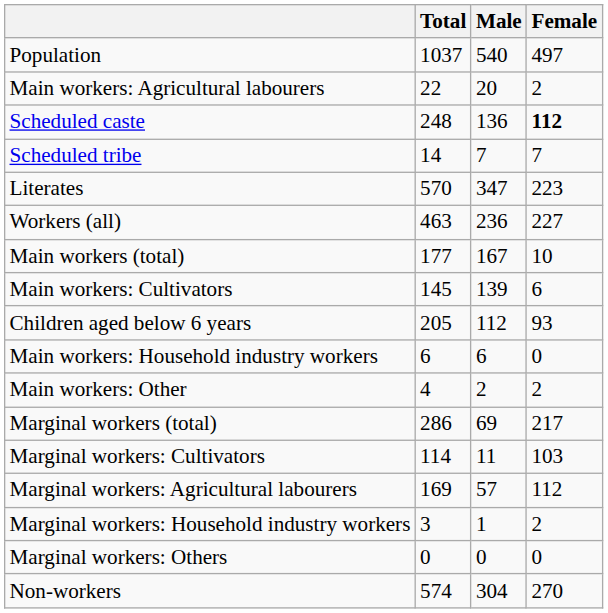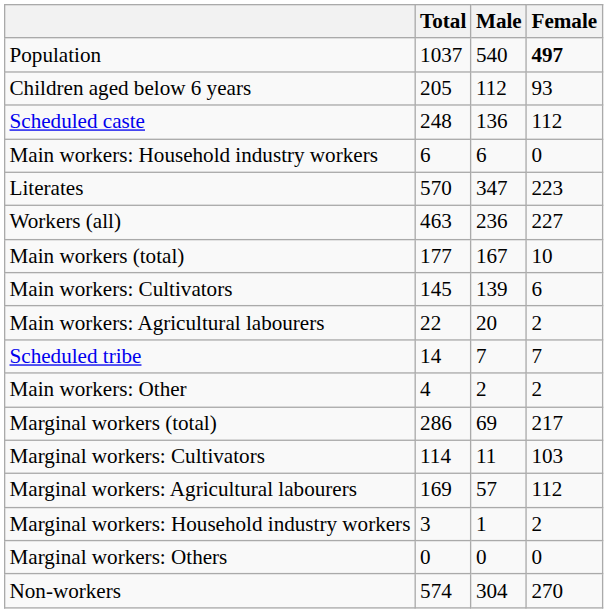(547, 54) normal -> (547, 54) bold
rows swapped: (130, 322) <-> (167, 88)
(547, 121) bold -> (547, 121) normal
rows swapped: (76, 155) <-> (194, 356)
